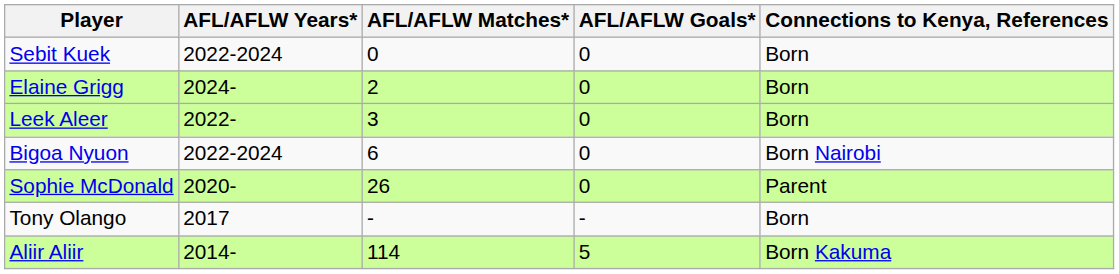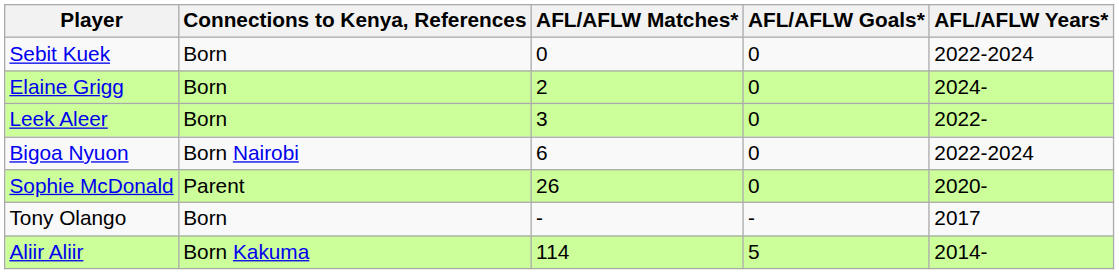columns swapped: (270, 20) <-> (937, 20)
